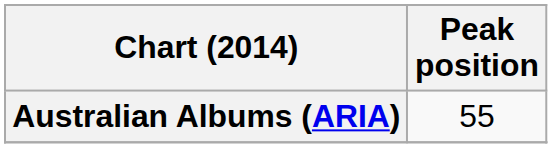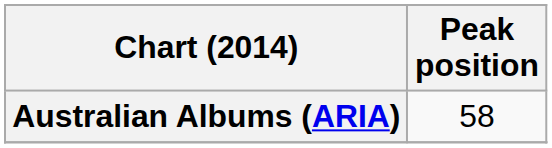(477, 116) 55 -> (477, 116) 58
